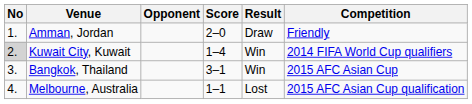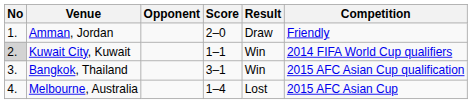(216, 51) 1–4 -> (216, 51) 1–1
(342, 70) 2015 AFC Asian Cup -> (376, 70) 2015 AFC Asian Cup qualification
(216, 89) 1–1 -> (216, 89) 1–4
(376, 89) 2015 AFC Asian Cup qualification -> (342, 89) 2015 AFC Asian Cup
